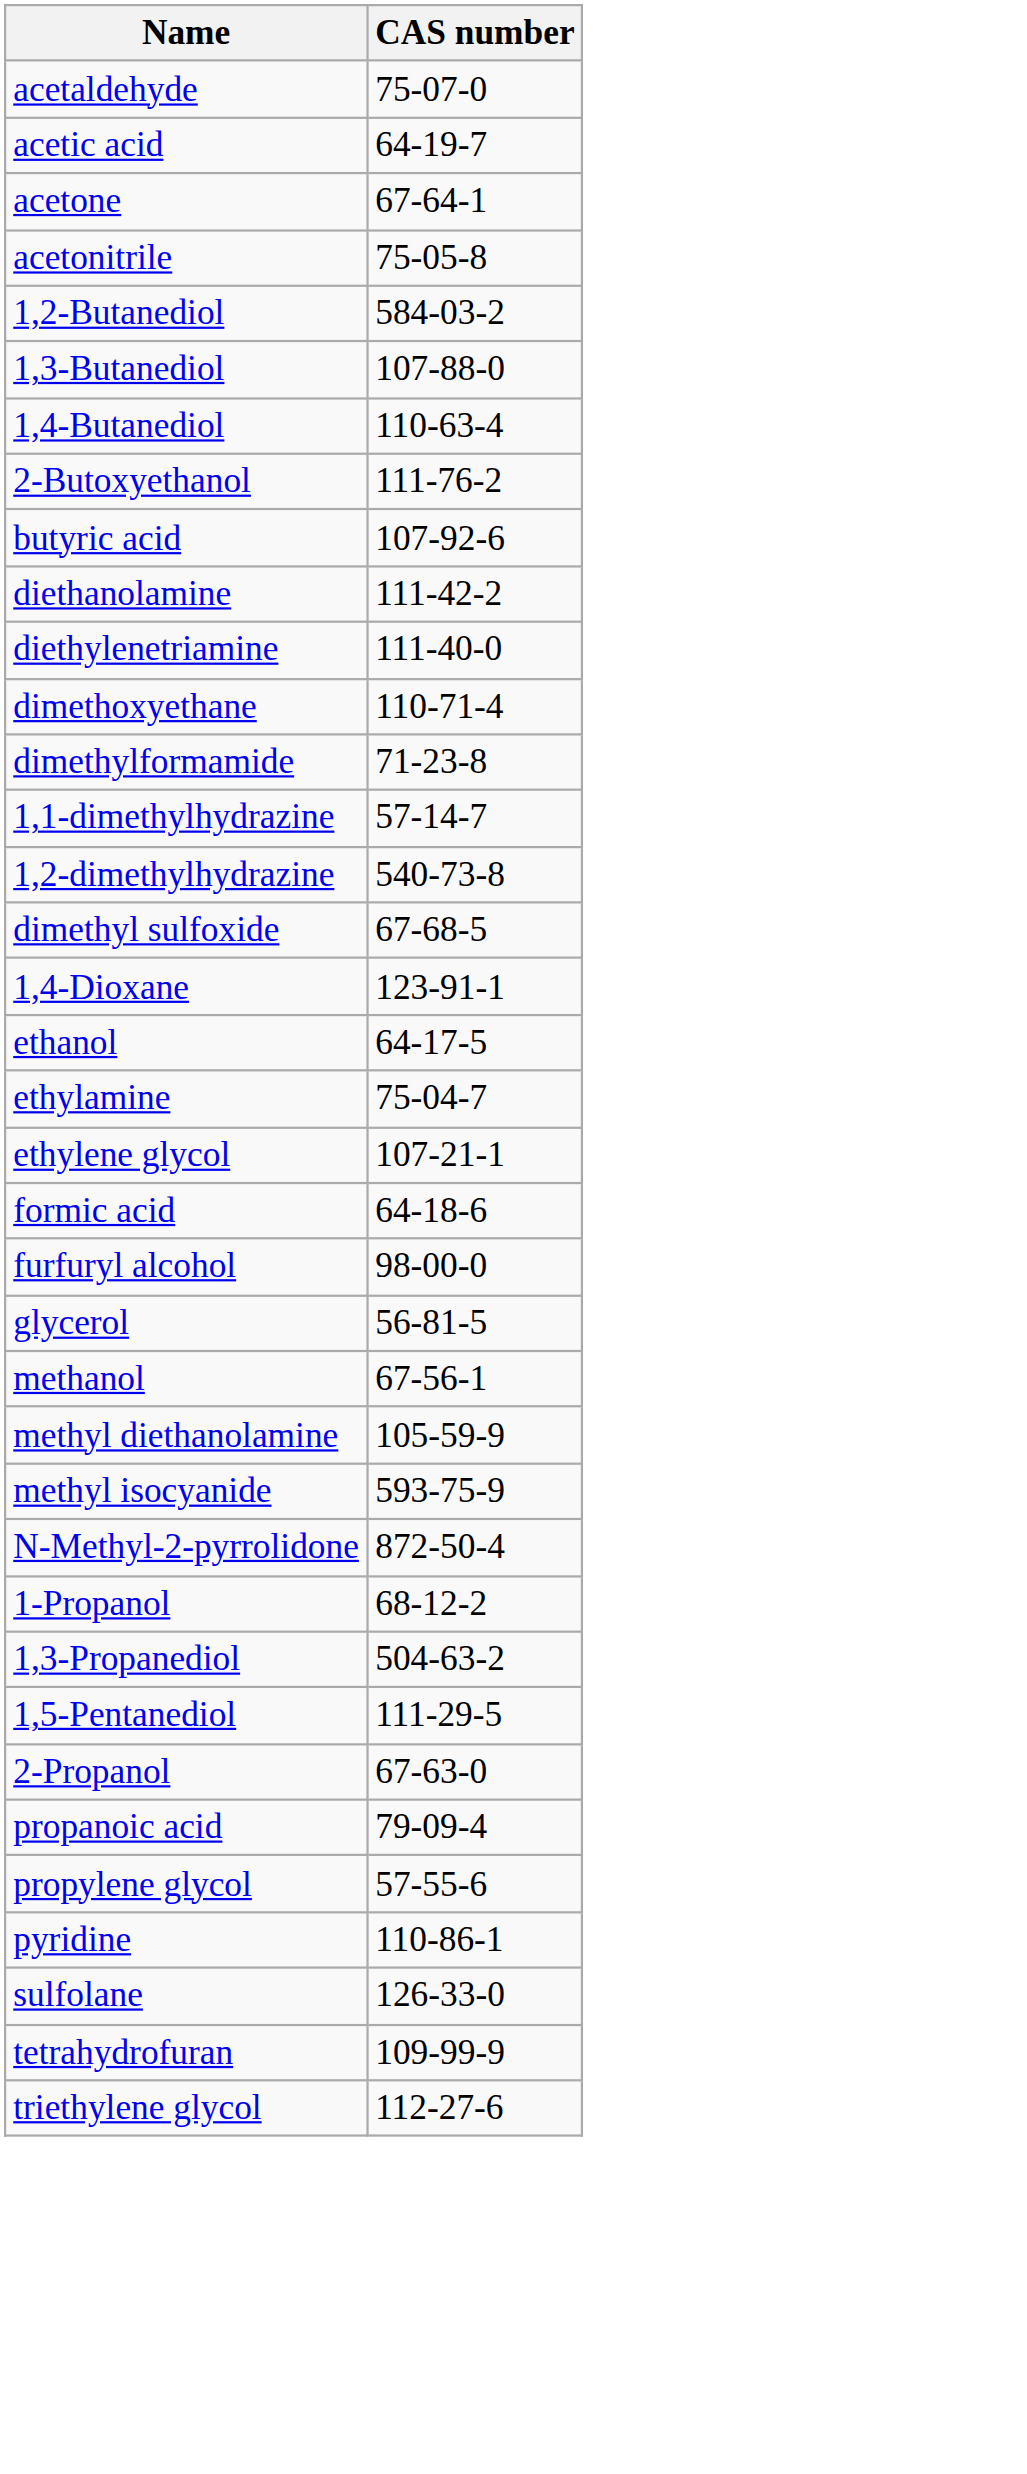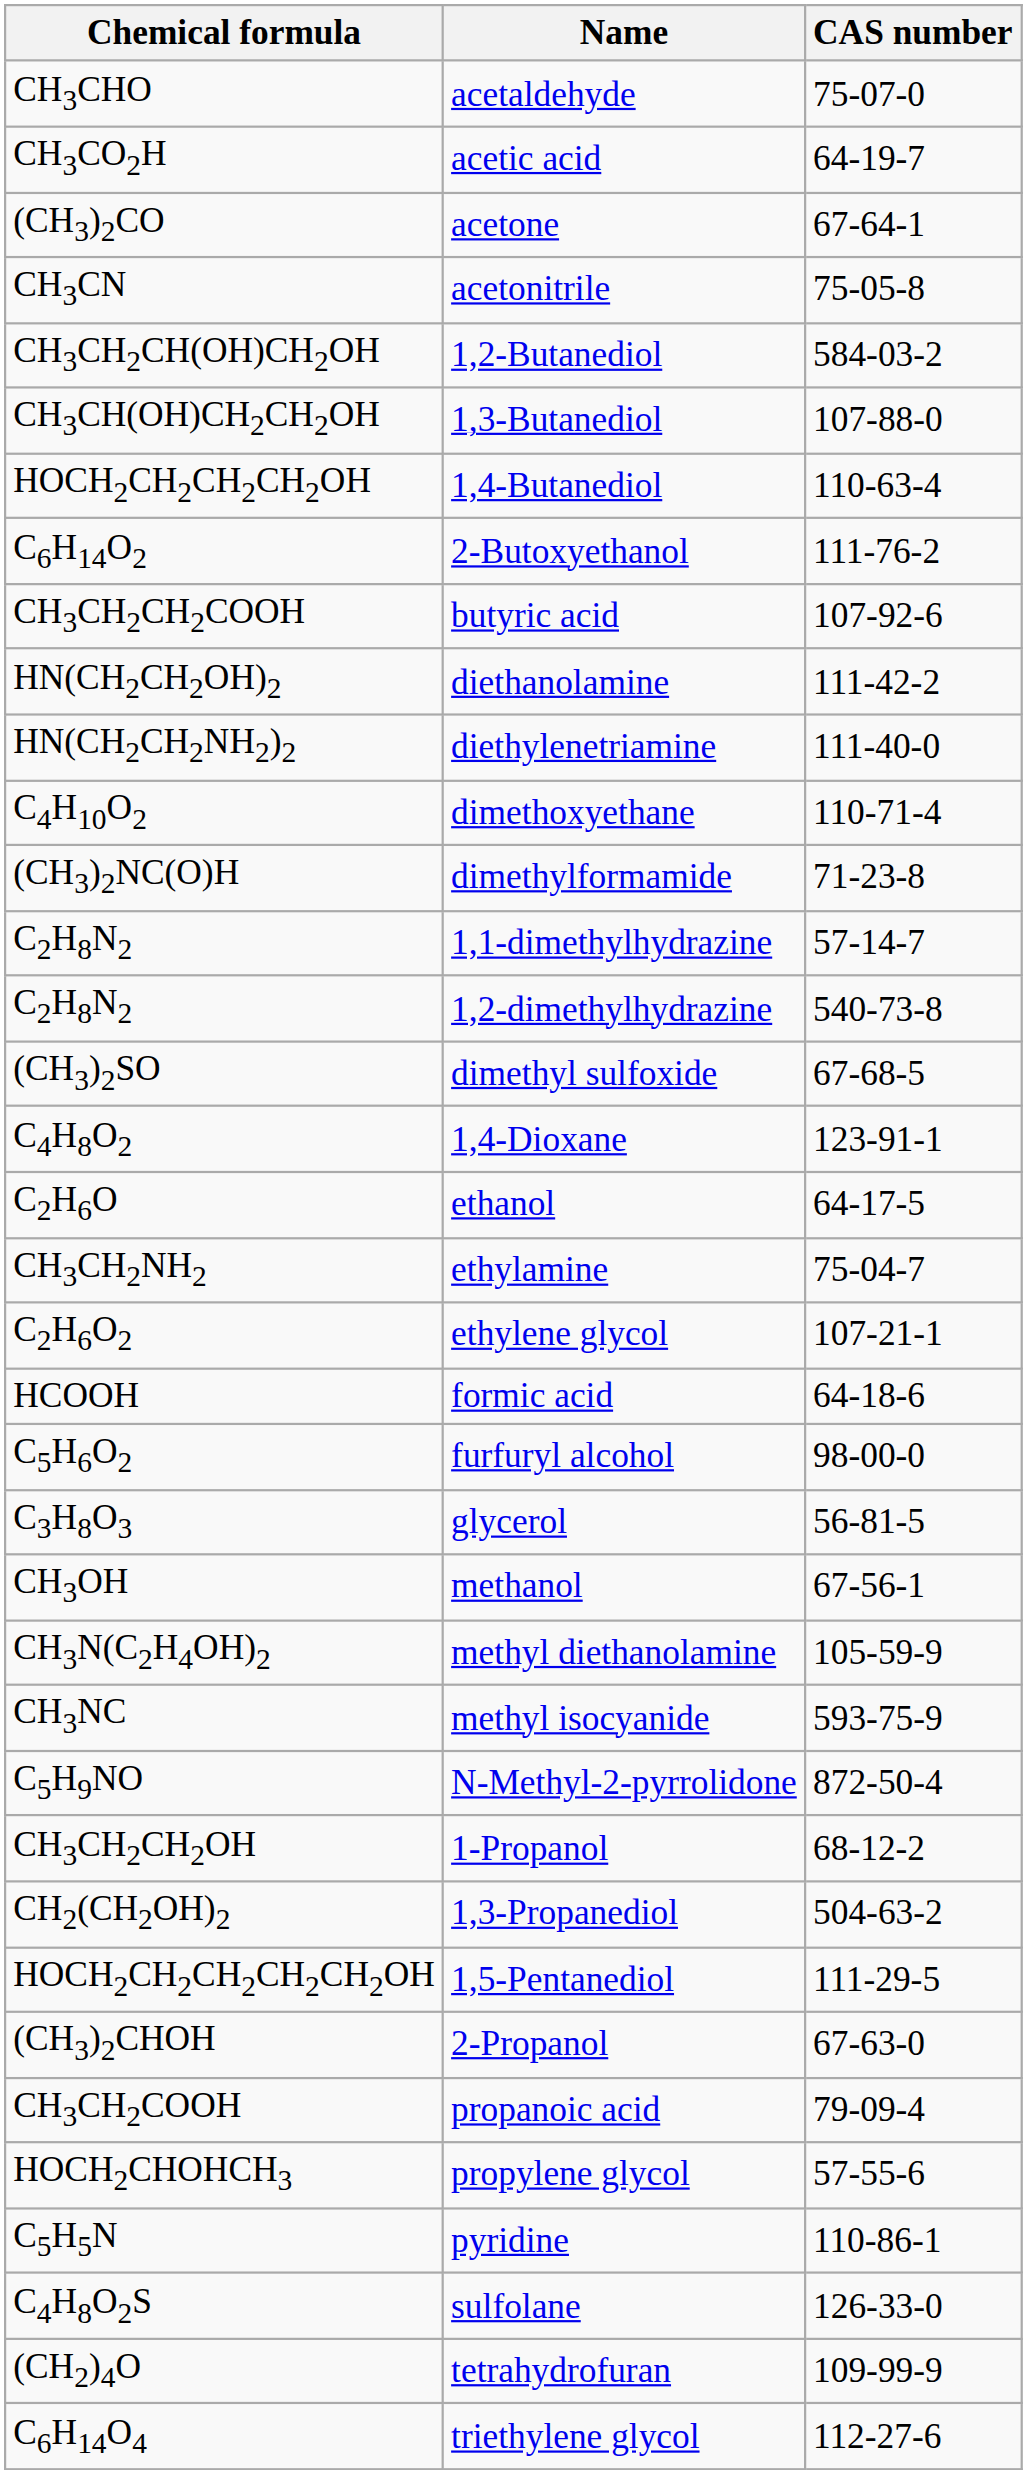+ column: (224, 32)
